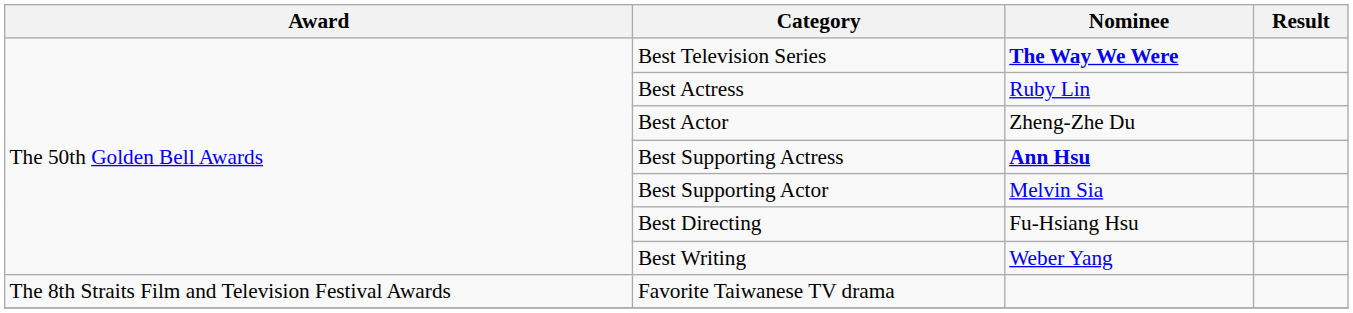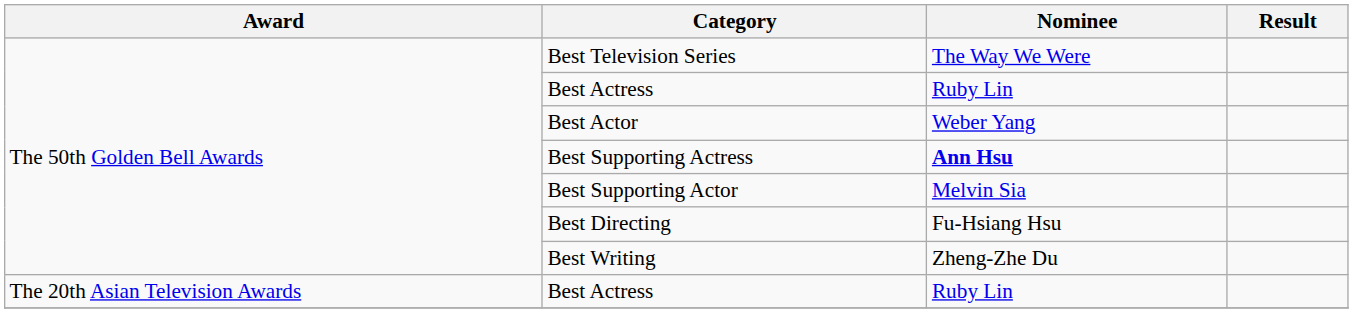(1094, 55) bold -> (1011, 55) normal
(1072, 122) Zheng-Zhe Du -> (984, 122) Weber Yang
(1061, 257) Weber Yang -> (995, 257) Zheng-Zhe Du
+ row: (155, 291)
- row: (230, 291)
